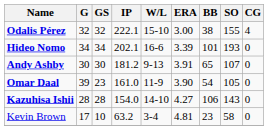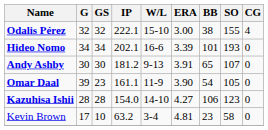(126, 82) 161.0 -> (126, 82) 161.1
(231, 99) 143 -> (231, 99) 123
